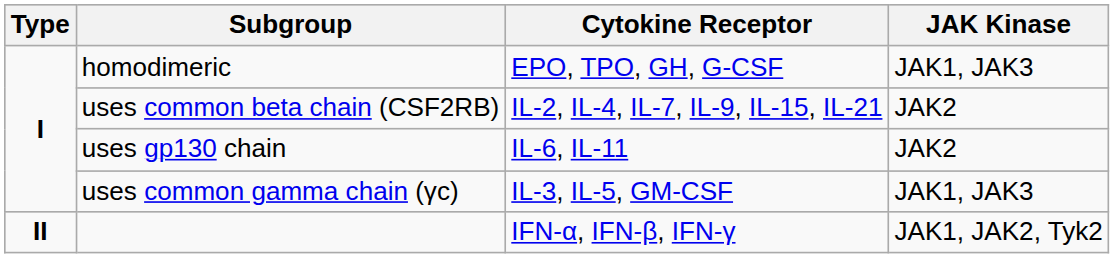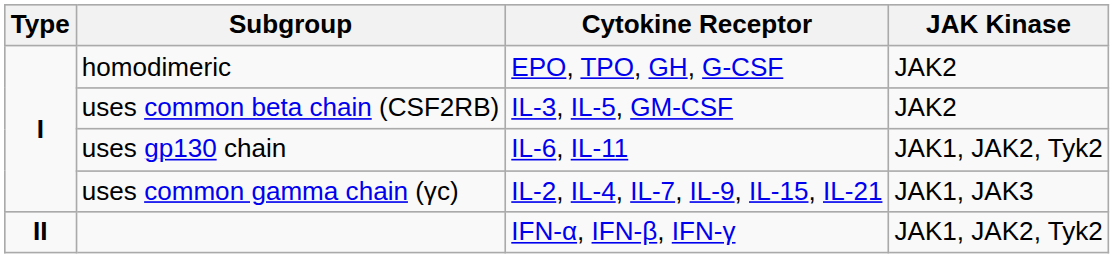(964, 66) JAK1, JAK3 -> (926, 66) JAK2
(697, 107) IL-2, IL-4, IL-7, IL-9, IL-15, IL-21 -> (622, 107) IL-3, IL-5, GM-CSF
(926, 149) JAK2 -> (999, 149) JAK1, JAK2, Tyk2
(622, 190) IL-3, IL-5, GM-CSF -> (697, 190) IL-2, IL-4, IL-7, IL-9, IL-15, IL-21
